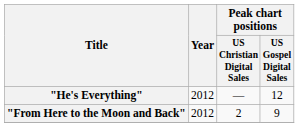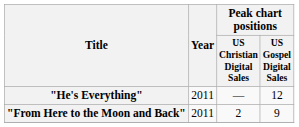(203, 95) 2012 -> (203, 95) 2011
(203, 113) 2012 -> (203, 113) 2011
